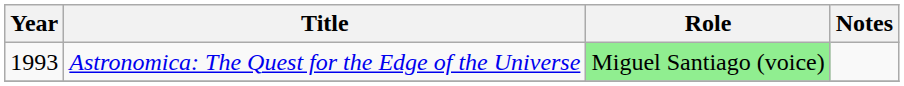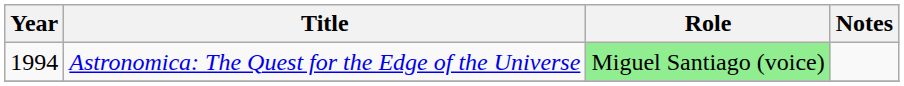(34, 61) 1993 -> (34, 61) 1994
